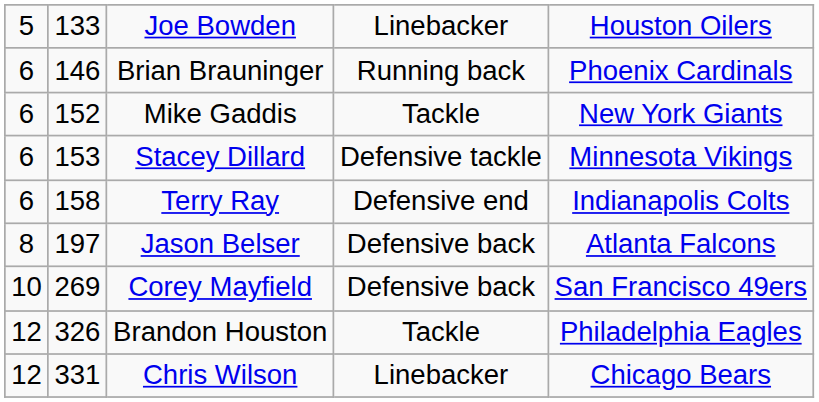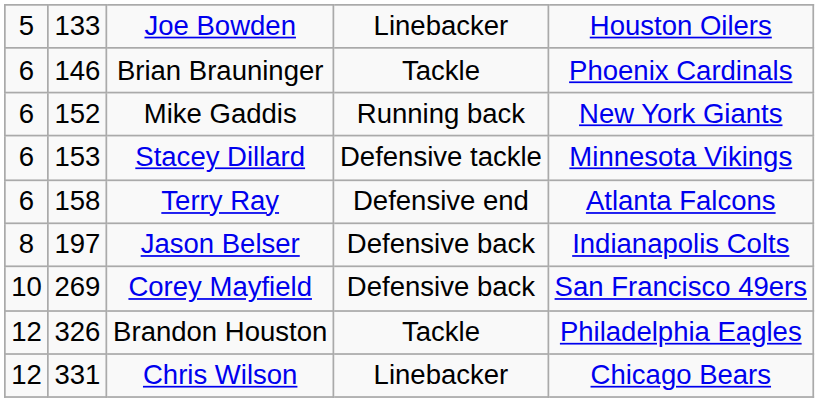(441, 69) Running back -> (441, 69) Tackle
(441, 113) Tackle -> (441, 113) Running back
(681, 200) Indianapolis Colts -> (681, 200) Atlanta Falcons
(681, 244) Atlanta Falcons -> (681, 244) Indianapolis Colts
